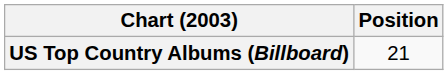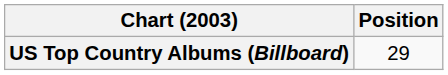(399, 52) 21 -> (399, 52) 29
